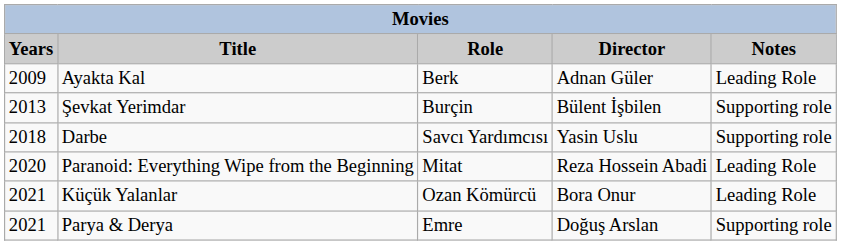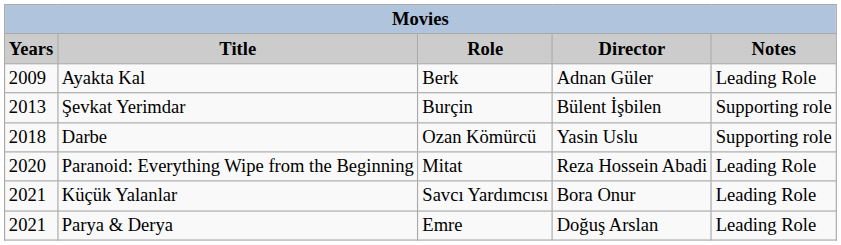(485, 136) Savcı Yardımcısı -> (479, 136) Ozan Kömürcü
(479, 195) Ozan Kömürcü -> (485, 195) Savcı Yardımcısı
(774, 225) Supporting role -> (766, 225) Leading Role
